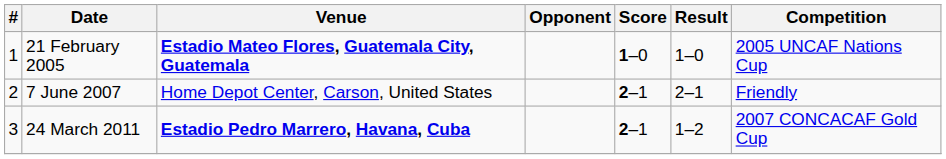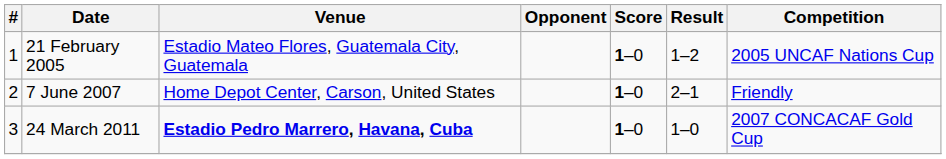(317, 55) bold -> (311, 55) normal
(689, 55) 1–0 -> (685, 55) 1–2
(633, 92) 2–1 -> (629, 92) 1–0
(633, 129) 2–1 -> (629, 129) 1–0
(689, 129) 1–2 -> (685, 129) 1–0
